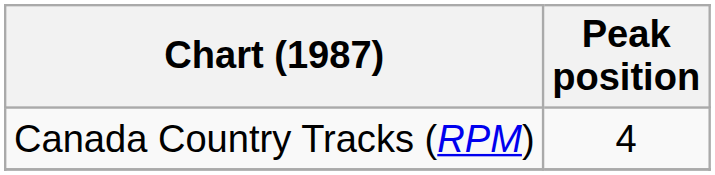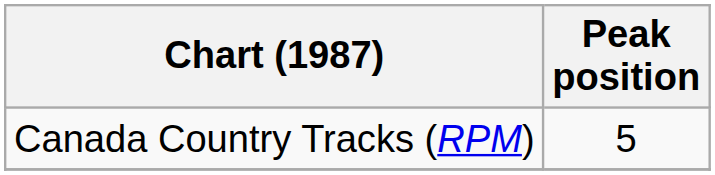(626, 137) 4 -> (626, 137) 5
